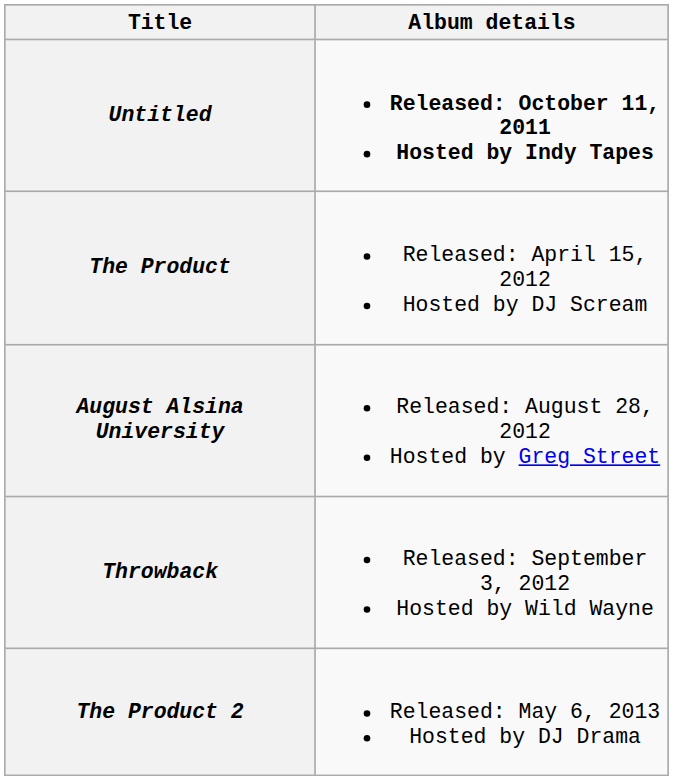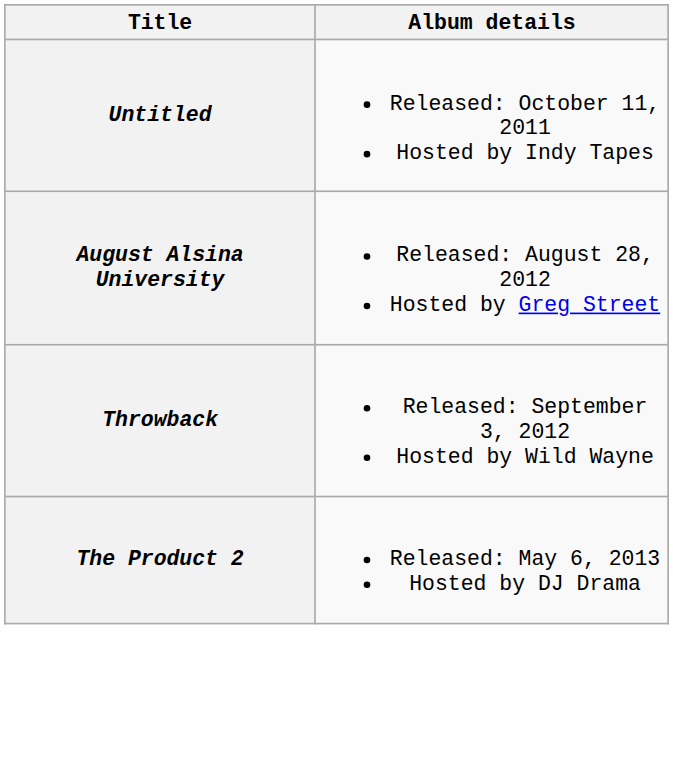(492, 128) bold -> (492, 128) normal
- row: (160, 268)
